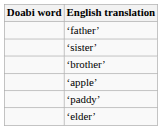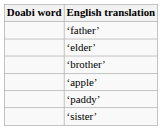rows swapped: (82, 47) <-> (81, 116)
